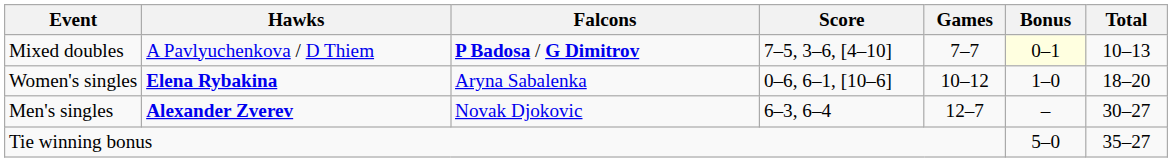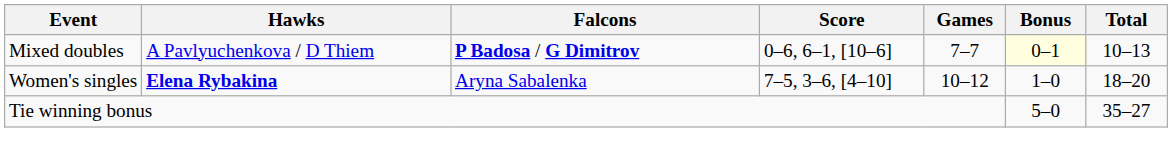(828, 50) 7–5, 3–6, [4–10] -> (828, 50) 0–6, 6–1, [10–6]
(828, 80) 0–6, 6–1, [10–6] -> (828, 80) 7–5, 3–6, [4–10]
- row: (61, 111)
